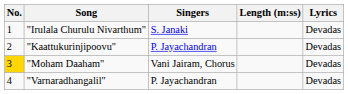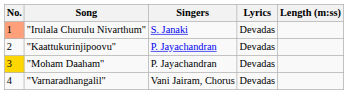columns swapped: (323, 13) <-> (270, 13)
(9, 30) no background -> (9, 30) lightsalmon background
(193, 64) Vani Jairam, Chorus -> (184, 64) P. Jayachandran
(184, 81) P. Jayachandran -> (193, 81) Vani Jairam, Chorus
